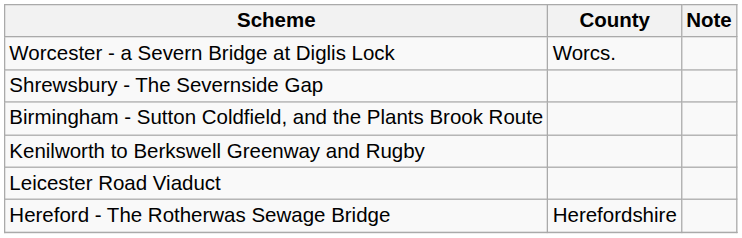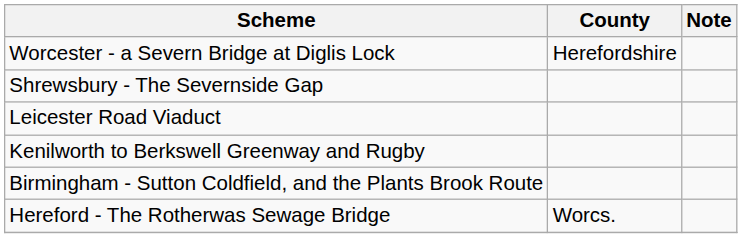(584, 53) Worcs. -> (615, 53) Herefordshire
rows swapped: (276, 118) <-> (115, 183)
(615, 215) Herefordshire -> (584, 215) Worcs.
